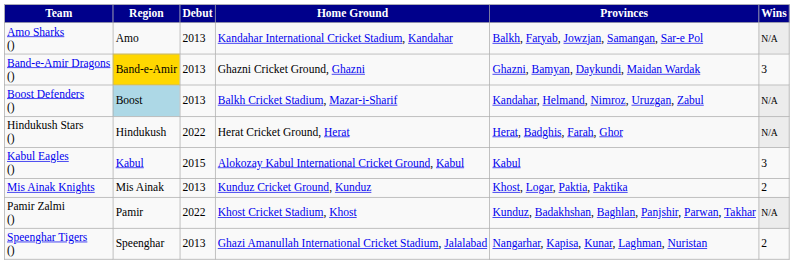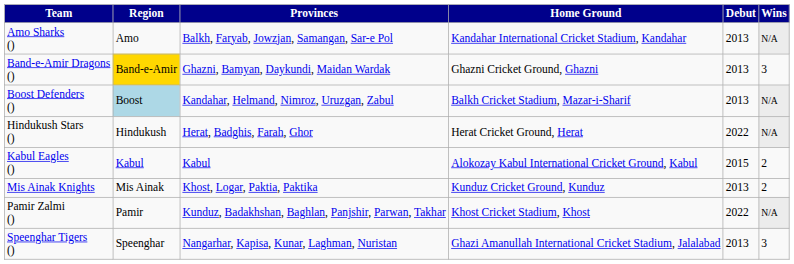columns swapped: (624, 13) <-> (197, 13)
(764, 163) 3 -> (764, 163) 2
(764, 244) 2 -> (764, 244) 3
